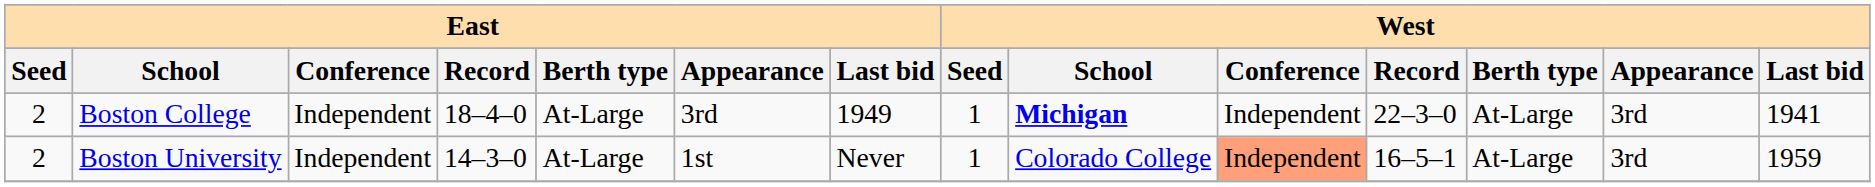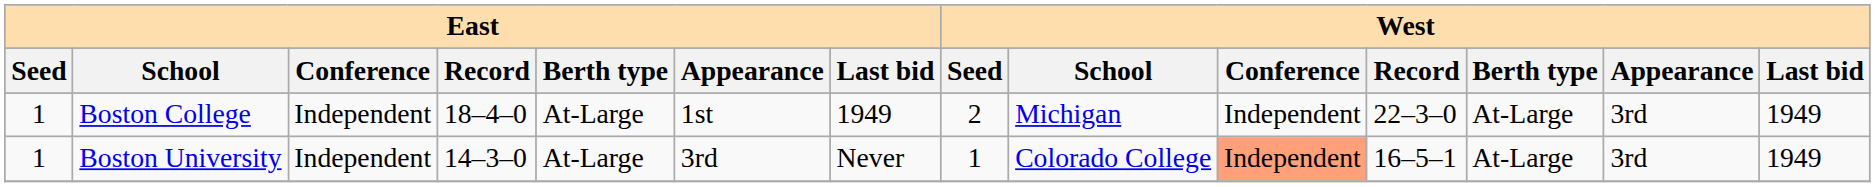(39, 114) 2 -> (39, 114) 1
(699, 114) 3rd -> (697, 114) 1st
(975, 114) 1 -> (975, 114) 2
(1071, 114) bold -> (1068, 114) normal
(1794, 114) 1941 -> (1794, 114) 1949
(39, 158) 2 -> (39, 158) 1
(697, 158) 1st -> (699, 158) 3rd
(1794, 158) 1959 -> (1794, 158) 1949
